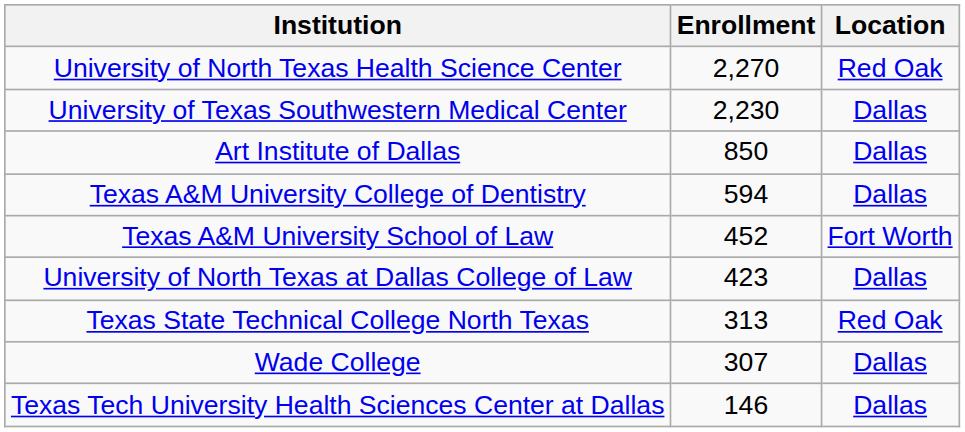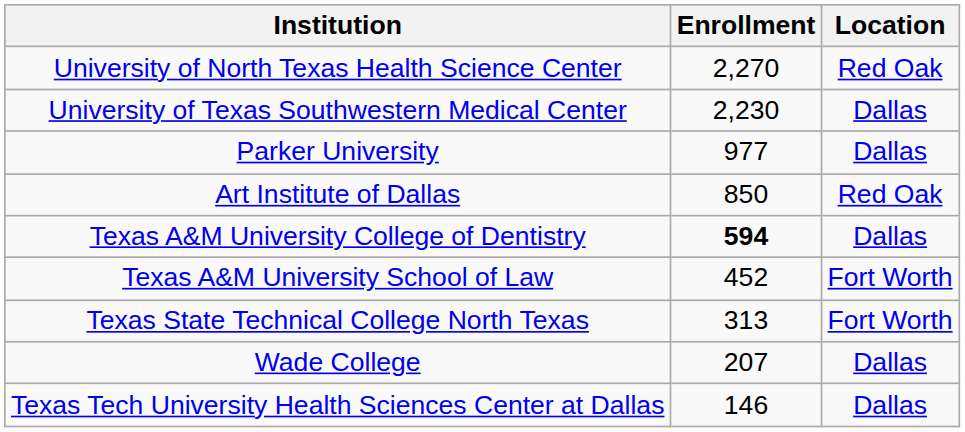+ row: (338, 151)
(890, 151) Dallas -> (890, 194) Red Oak
(746, 194) normal -> (746, 236) bold
- row: (338, 278)
(890, 320) Red Oak -> (890, 320) Fort Worth
(746, 362) 307 -> (746, 362) 207
